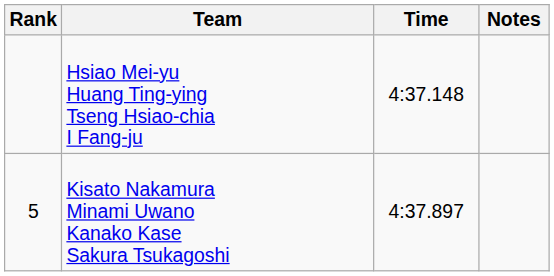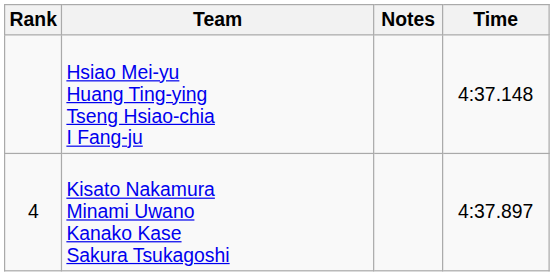columns swapped: (426, 19) <-> (514, 19)
(33, 211) 5 -> (33, 211) 4
